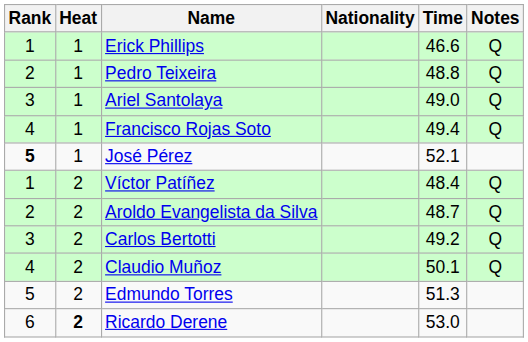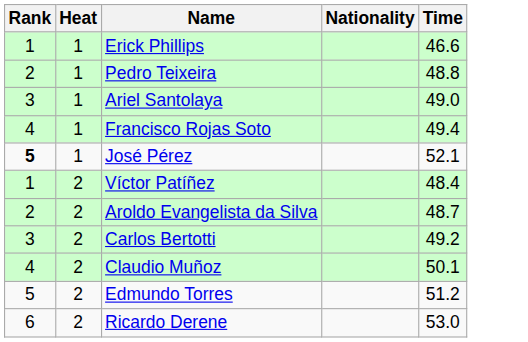- column: (495, 18)
(443, 294) 51.3 -> (443, 294) 51.2
(78, 322) bold -> (78, 322) normal
